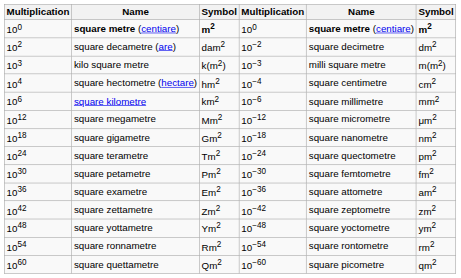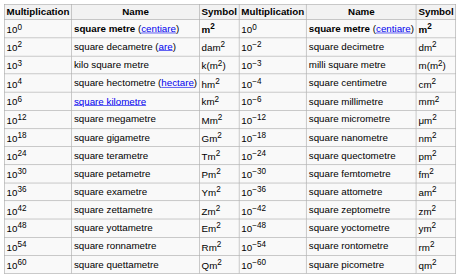(211, 192) Em2 -> (211, 192) Ym2
(211, 228) Ym2 -> (211, 228) Em2
